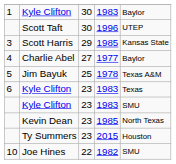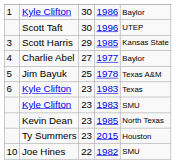(107, 12) 1983 -> (107, 12) 1986
